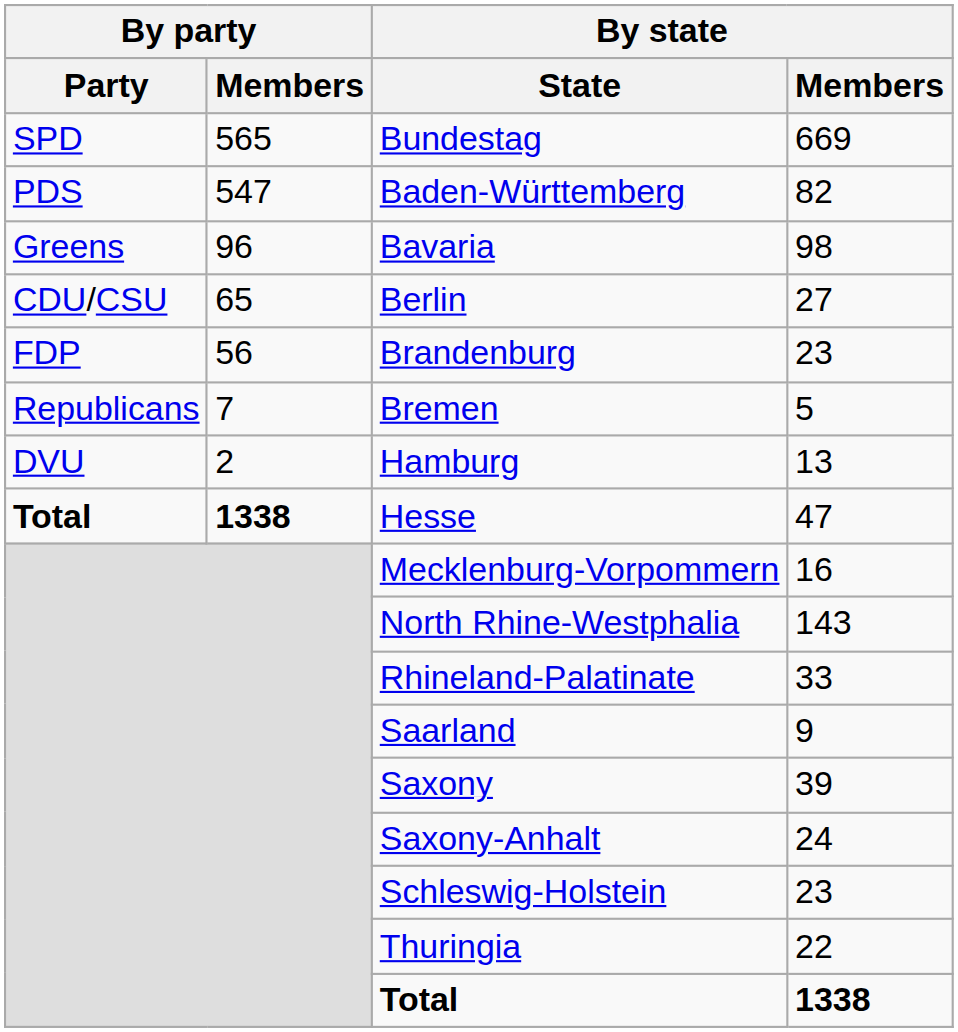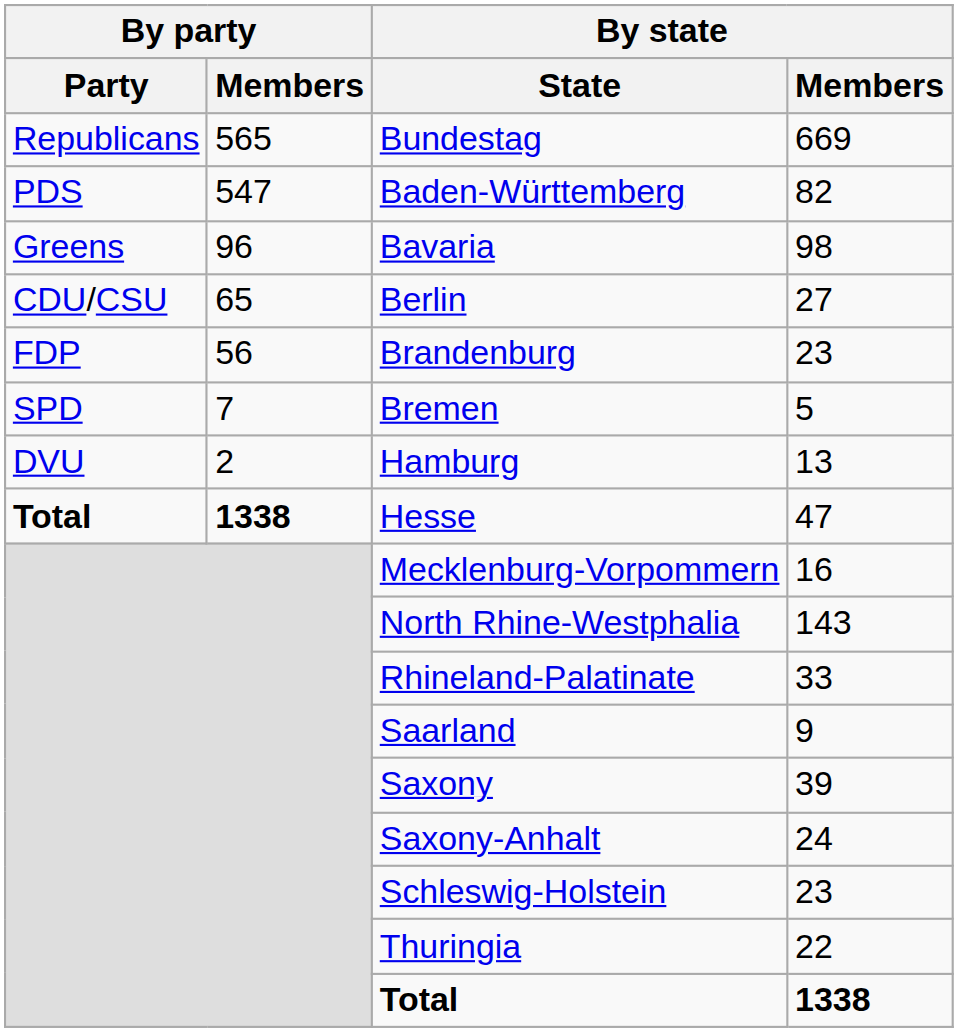(48, 138) SPD -> (106, 138) Republicans
(106, 407) Republicans -> (48, 407) SPD
